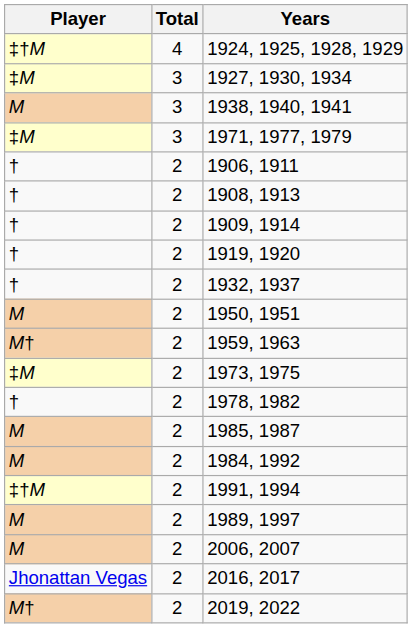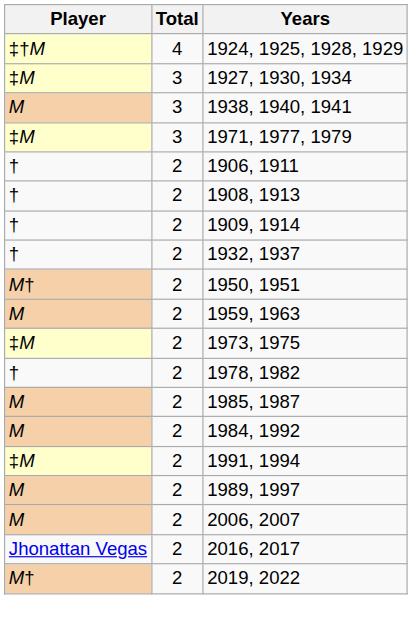- row: (254, 254)
(17, 313) M -> (22, 284) M†
(22, 343) M† -> (17, 313) M
(27, 490) ‡†M -> (22, 460) ‡M
